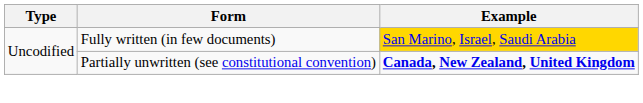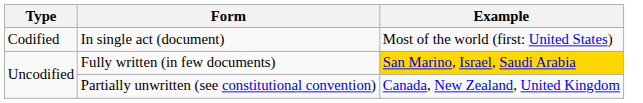+ row: (153, 39)
(509, 62) bold -> (501, 86) normal
